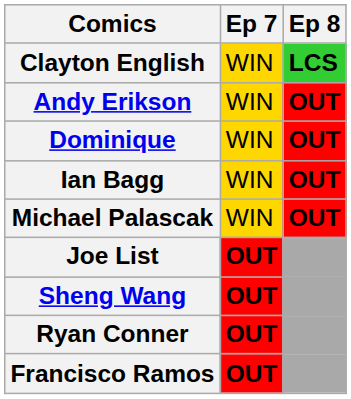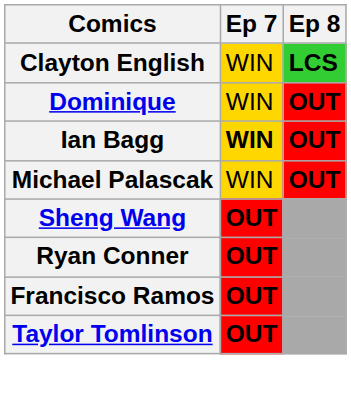- row: (112, 101)
(250, 179) normal -> (250, 140) bold
- row: (112, 256)
+ row: (112, 334)
